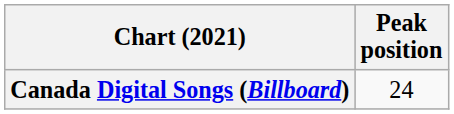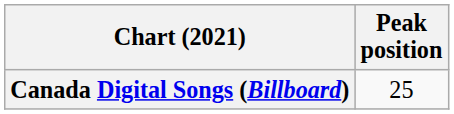(401, 89) 24 -> (401, 89) 25
